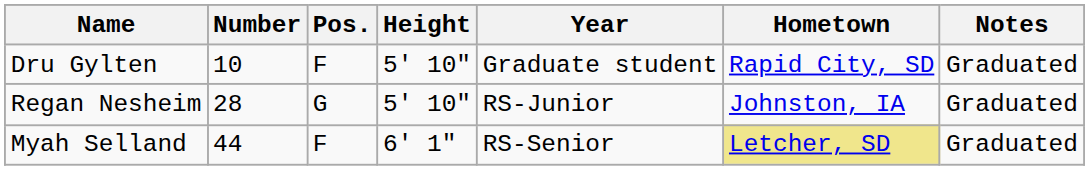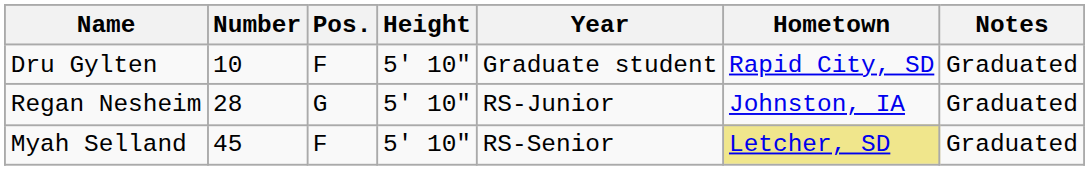(228, 144) 44 -> (228, 144) 45
(420, 144) 6' 1" -> (427, 144) 5' 10"
